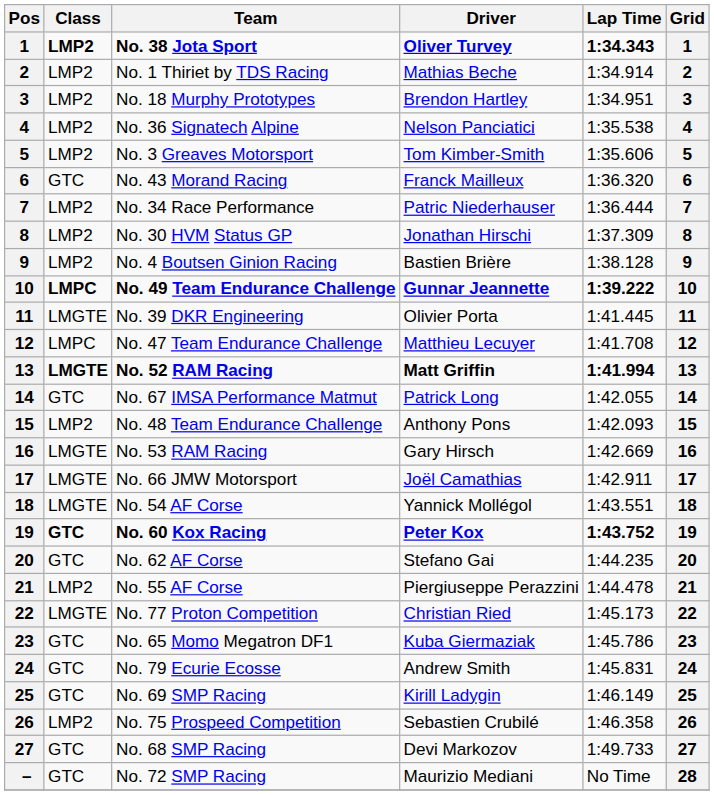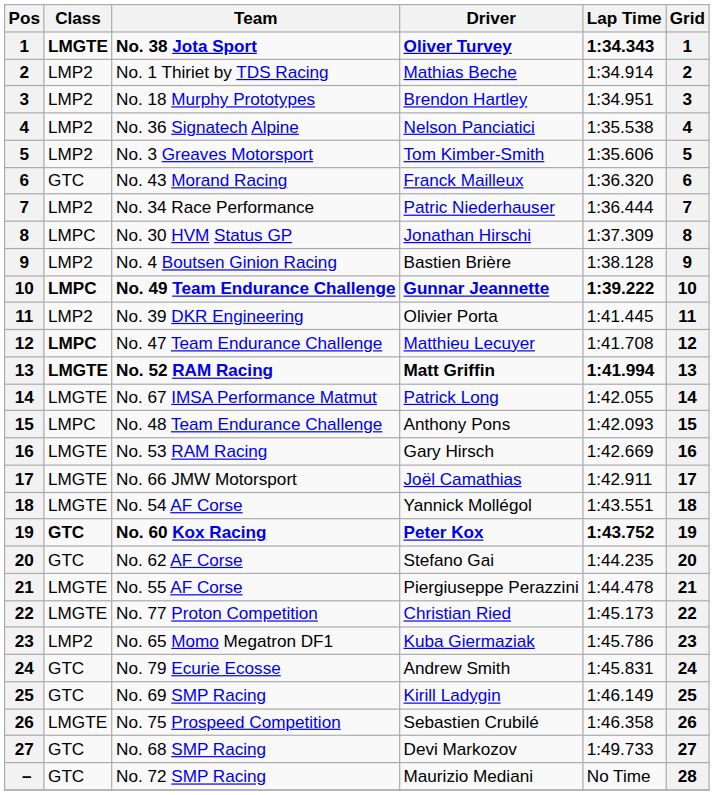(71, 46) LMP2 -> (78, 46) LMGTE
(70, 235) LMP2 -> (72, 235) LMPC
(78, 316) LMGTE -> (70, 316) LMP2
(72, 343) normal -> (72, 343) bold
(66, 398) GTC -> (78, 398) LMGTE
(70, 425) LMP2 -> (72, 425) LMPC
(70, 587) LMP2 -> (78, 587) LMGTE
(66, 641) GTC -> (70, 641) LMP2
(70, 722) LMP2 -> (78, 722) LMGTE
